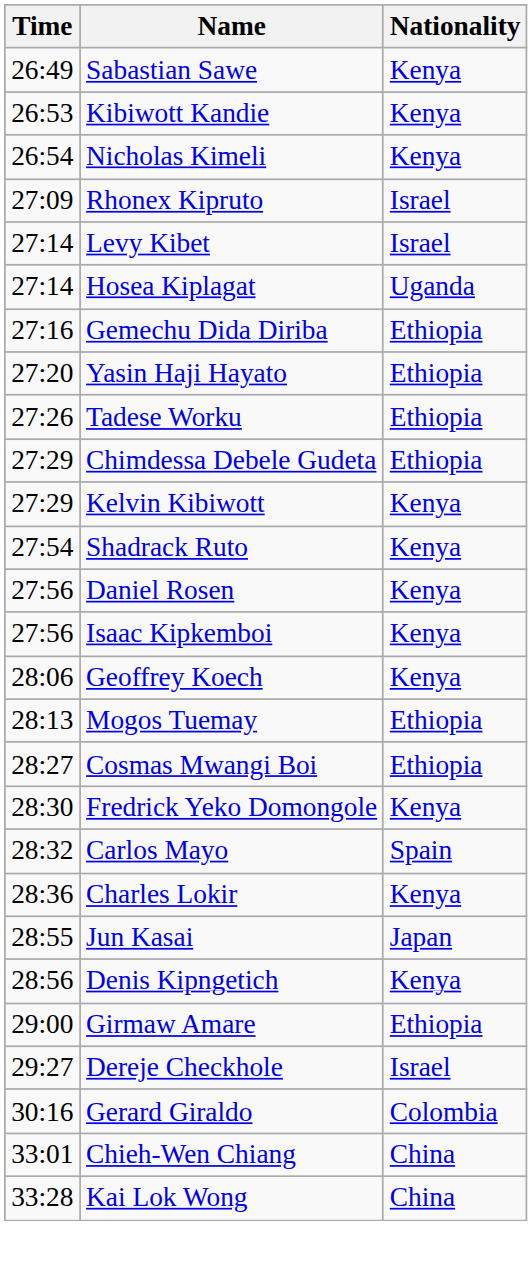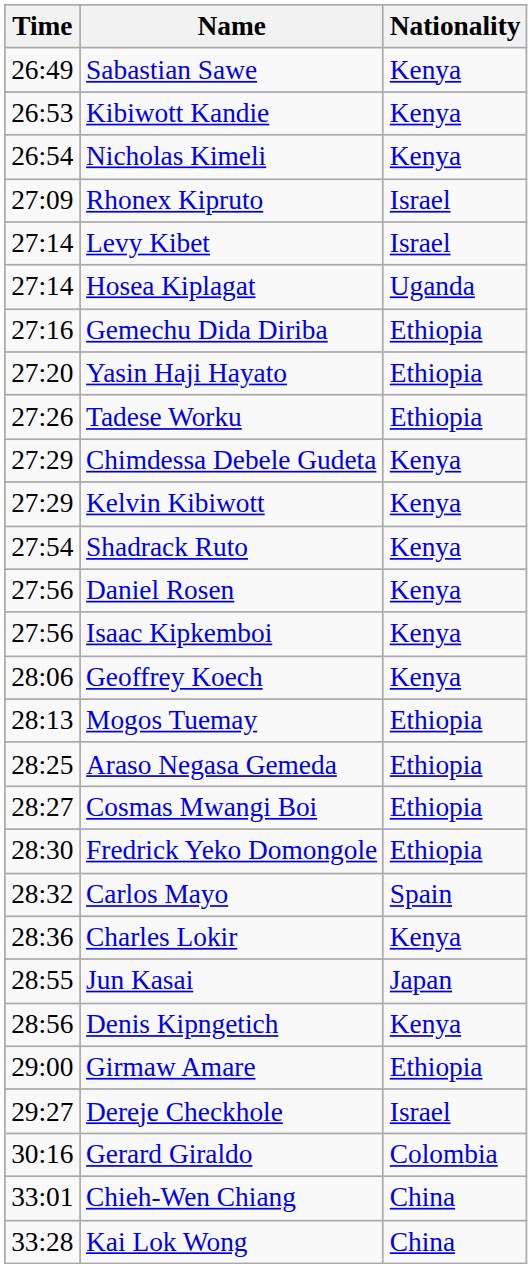(436, 460) Ethiopia -> (426, 460) Kenya
+ row: (211, 763)
(426, 807) Kenya -> (436, 850) Ethiopia
